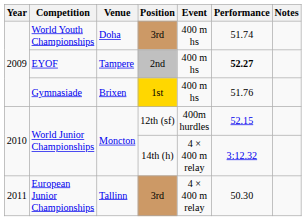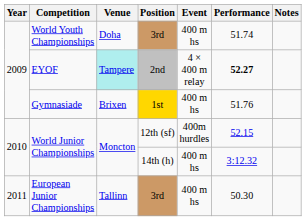(117, 64) no background -> (117, 70) paleturquoise background
(194, 64) 400 m hs -> (194, 70) 4 × 400 m relay
(194, 155) 4 × 400 m relay -> (194, 161) 400 m hs
(194, 196) 4 × 400 m relay -> (194, 196) 400 m hs
